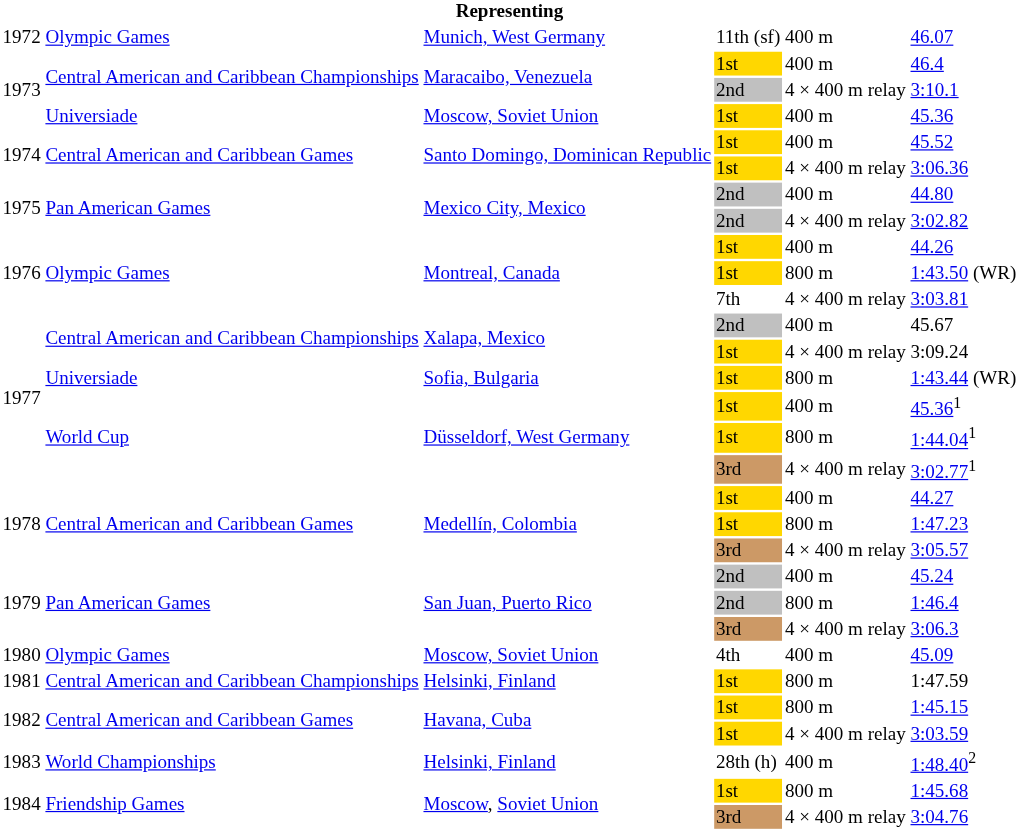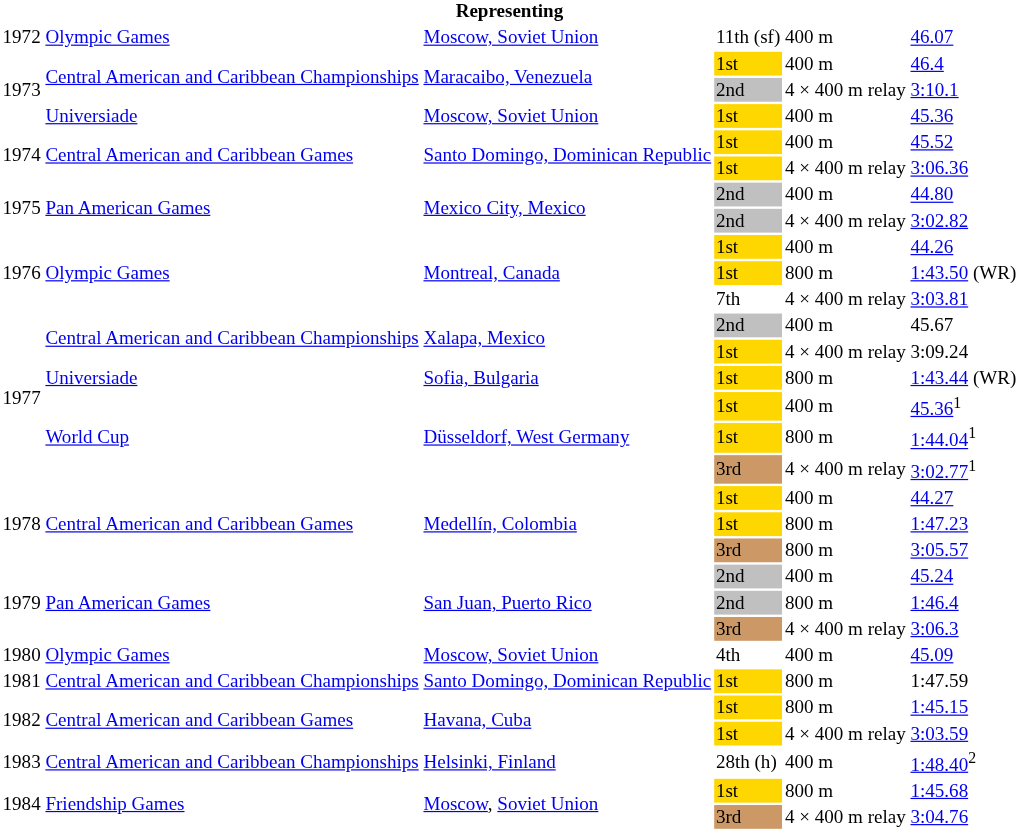(514, 37) Munich, West Germany -> (511, 37) Moscow, Soviet Union
(845, 550) 4 × 400 m relay -> (809, 550) 800 m
(490, 681) Helsinki, Finland -> (567, 681) Santo Domingo, Dominican Republic
(131, 762) World Championships -> (232, 762) Central American and Caribbean Championships
